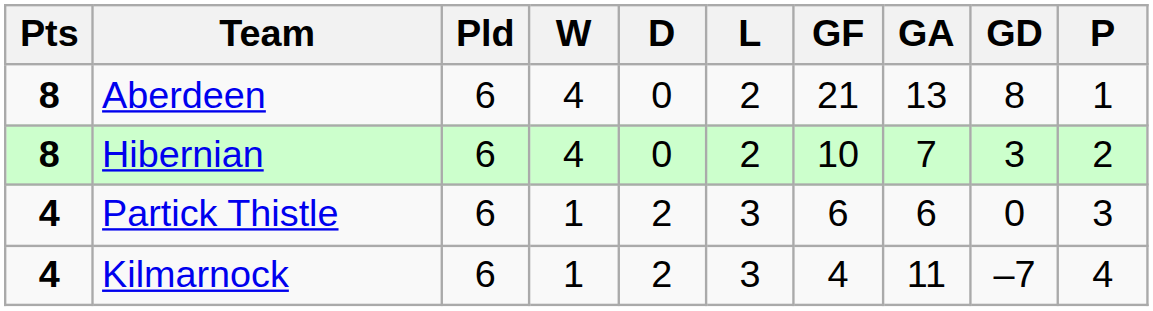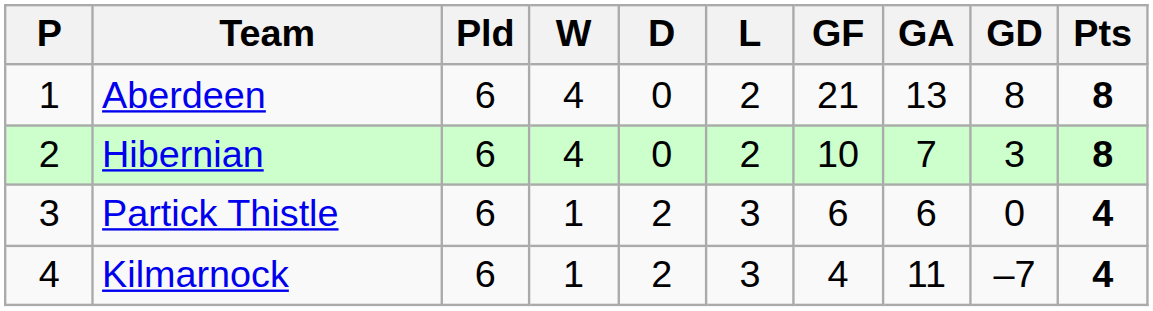columns swapped: (1103, 34) <-> (49, 34)
